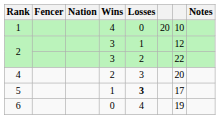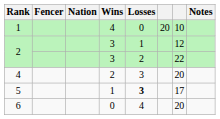(179, 106) 19 -> (179, 106) 20
